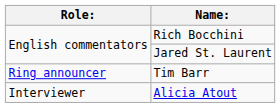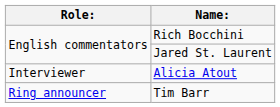rows swapped: (181, 73) <-> (195, 93)
